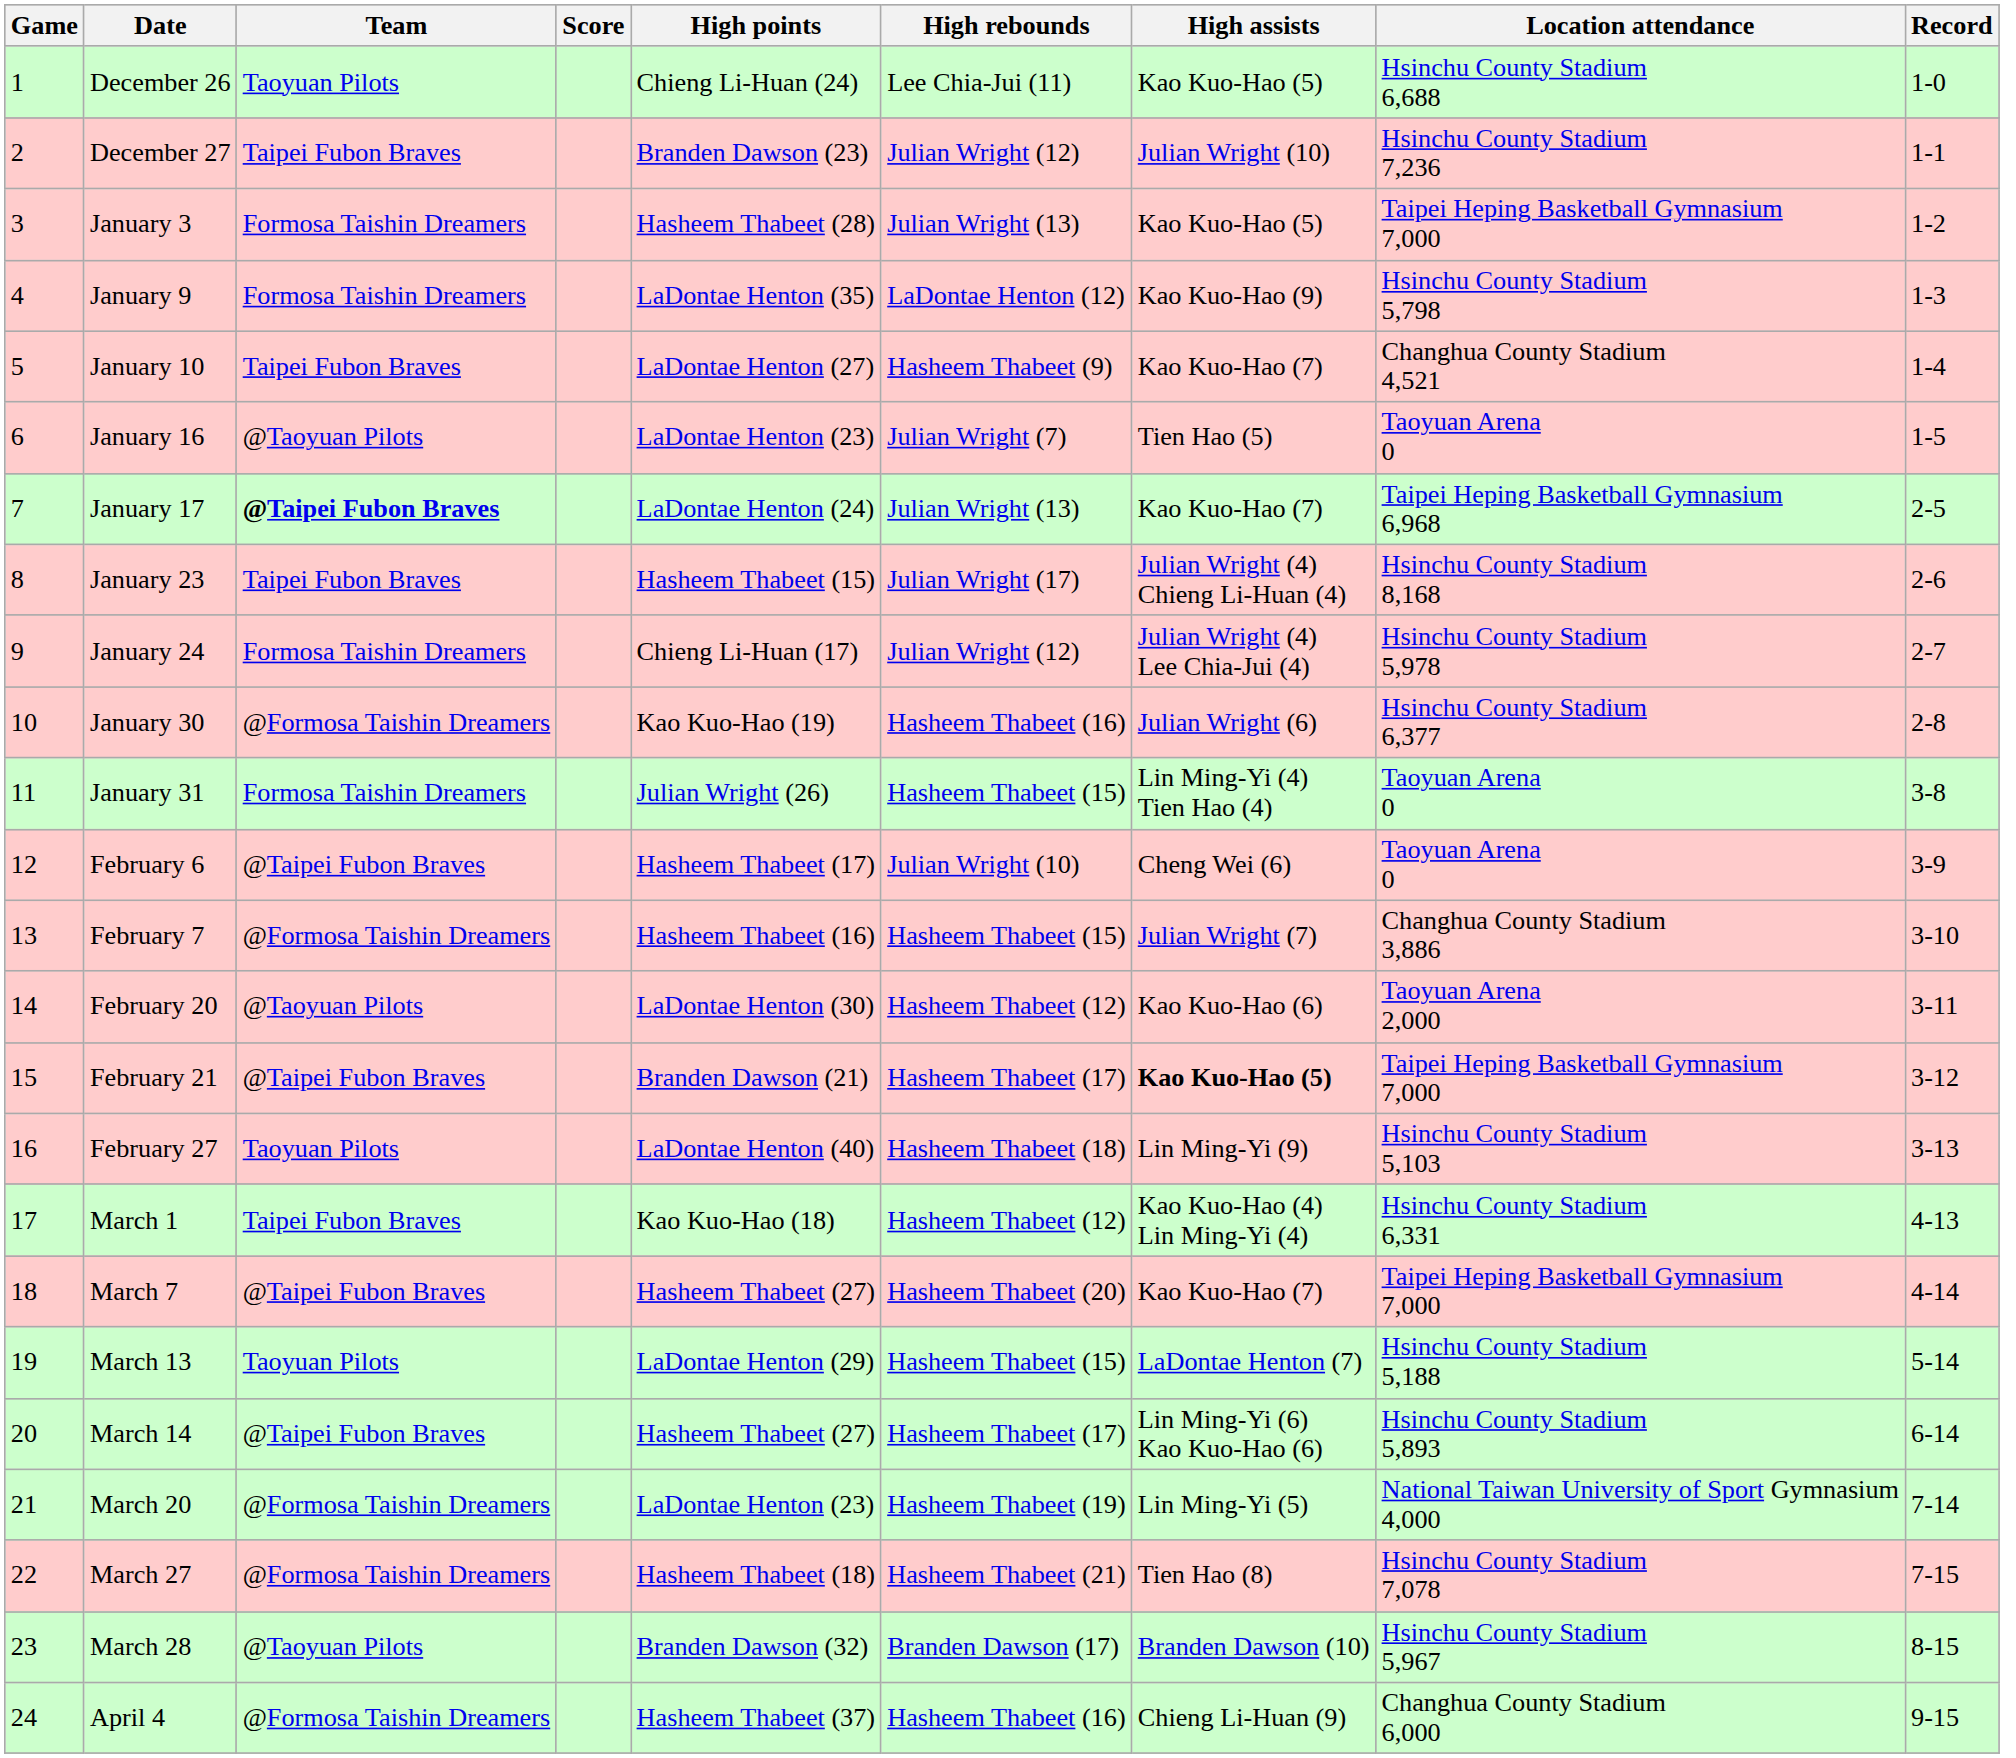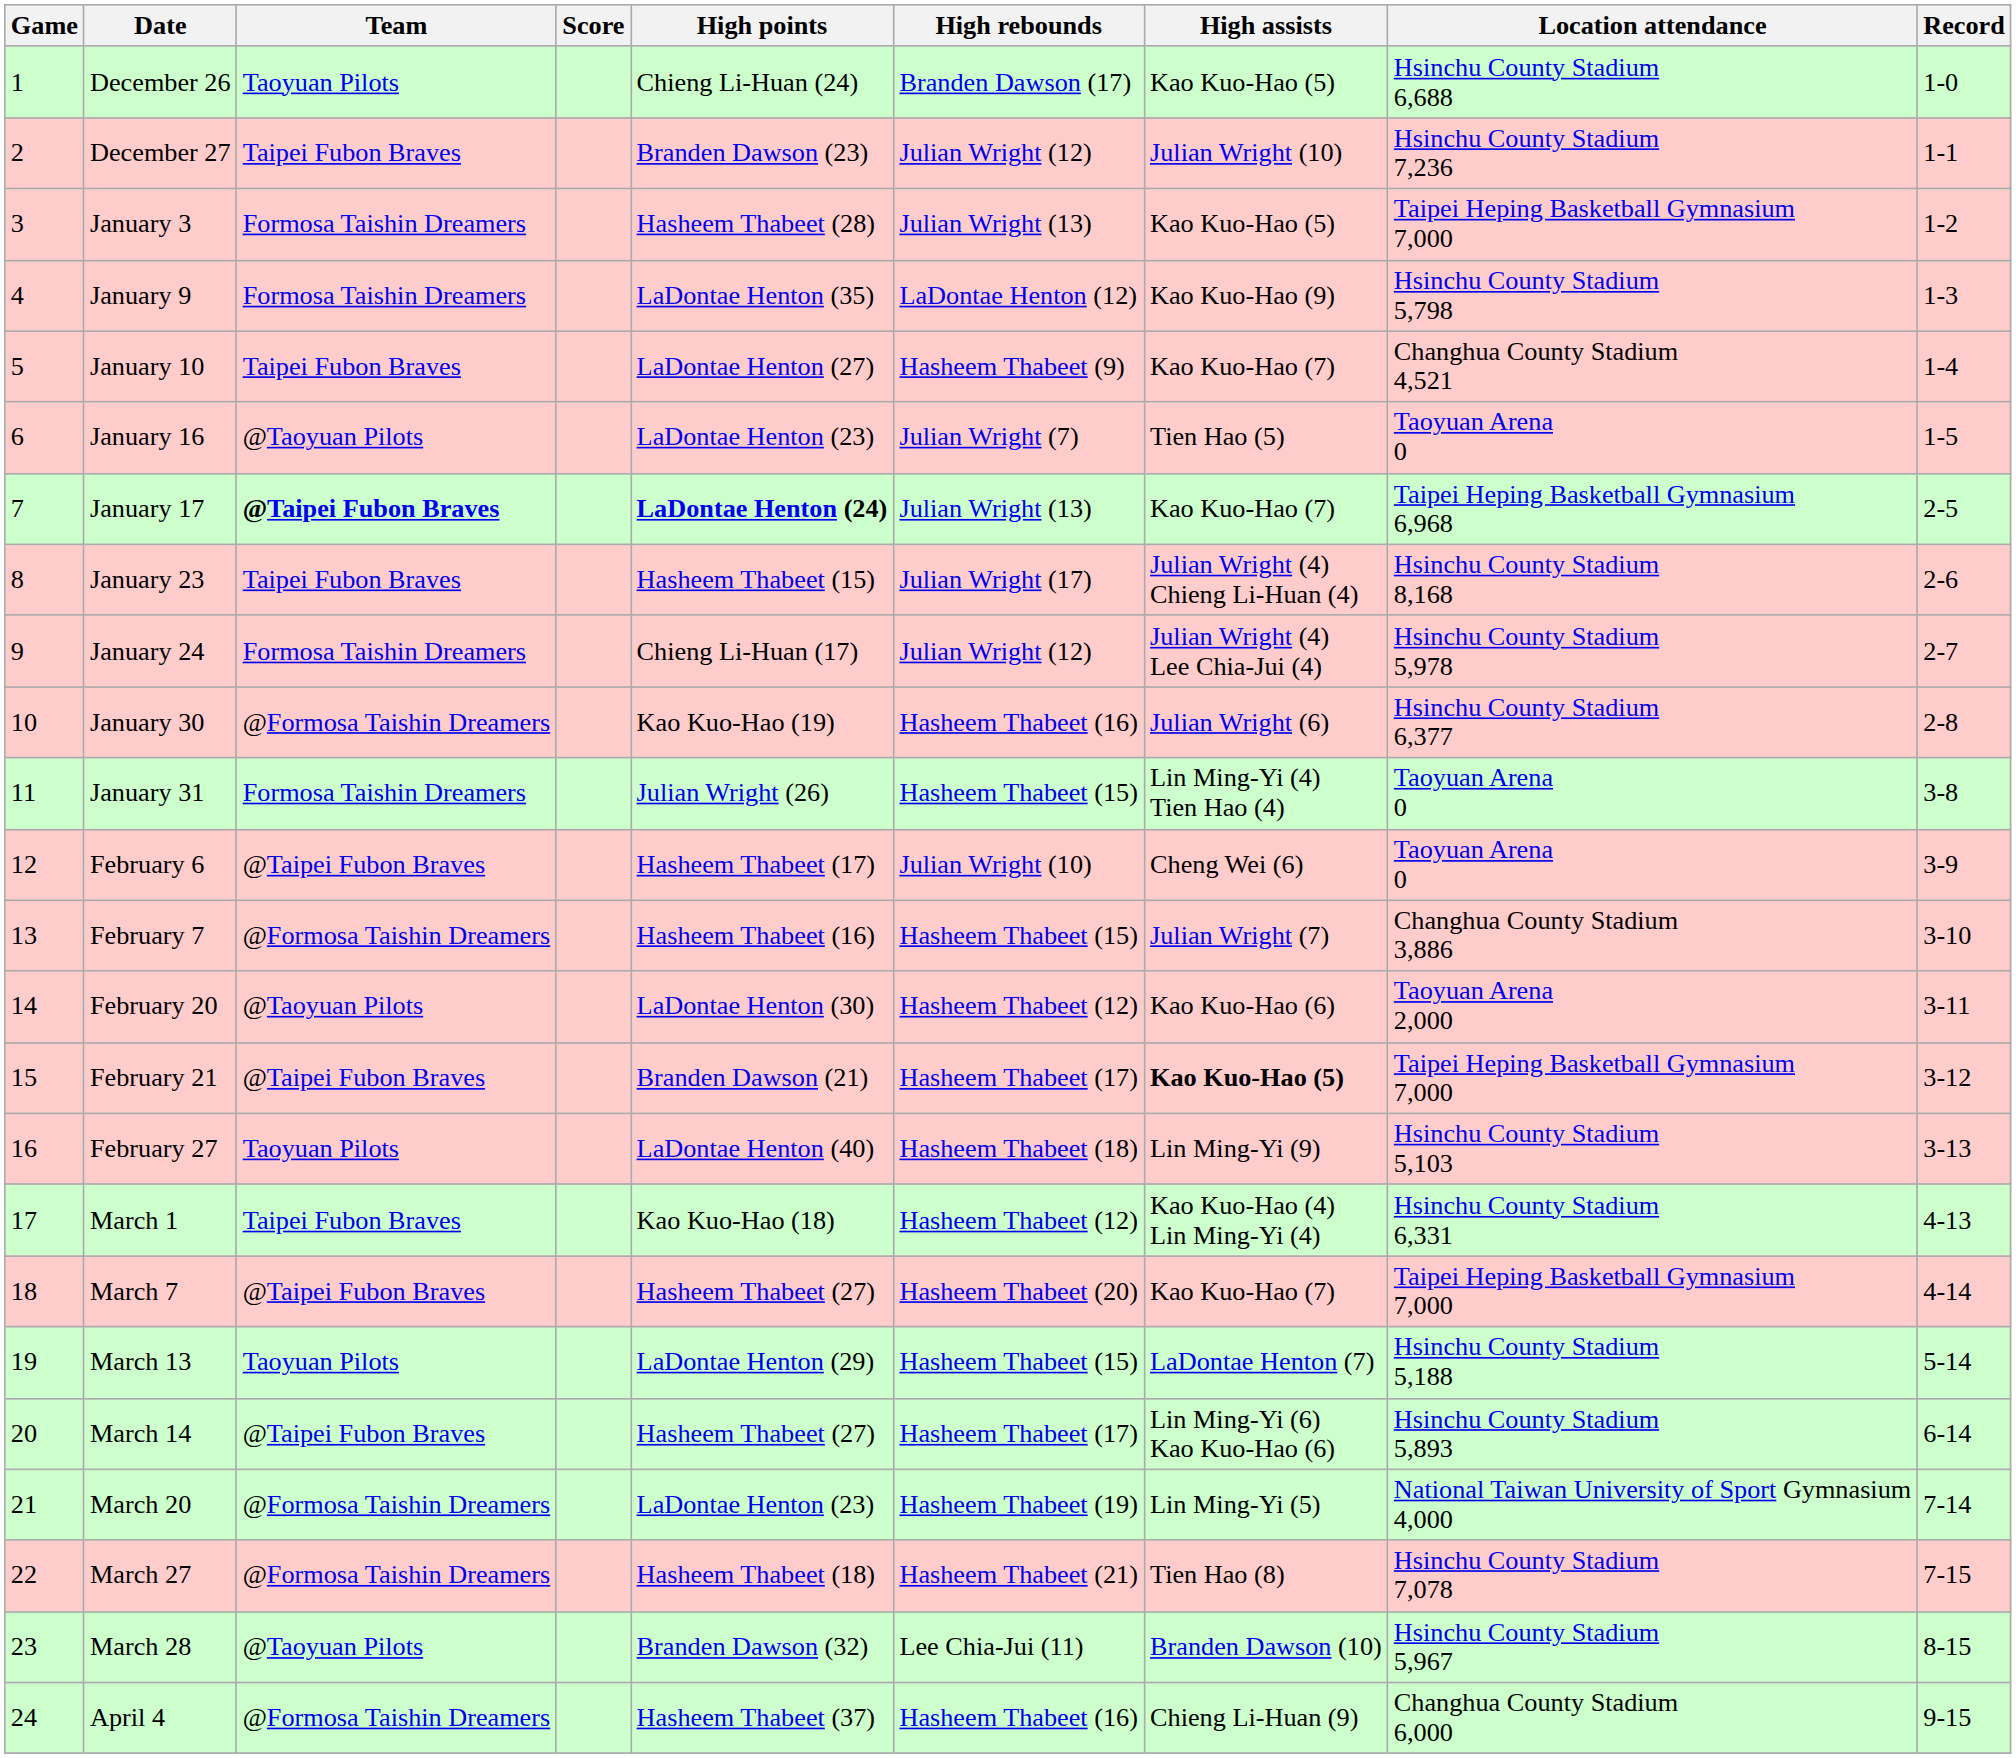(979, 81) Lee Chia-Jui (11) -> (1015, 81) Branden Dawson (17)
(755, 508) normal -> (762, 508) bold
(1003, 1646) Branden Dawson (17) -> (991, 1646) Lee Chia-Jui (11)
